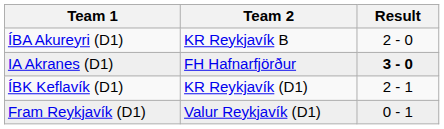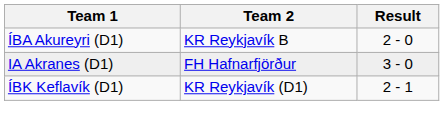(398, 64) bold -> (398, 64) normal
- row: (77, 111)
